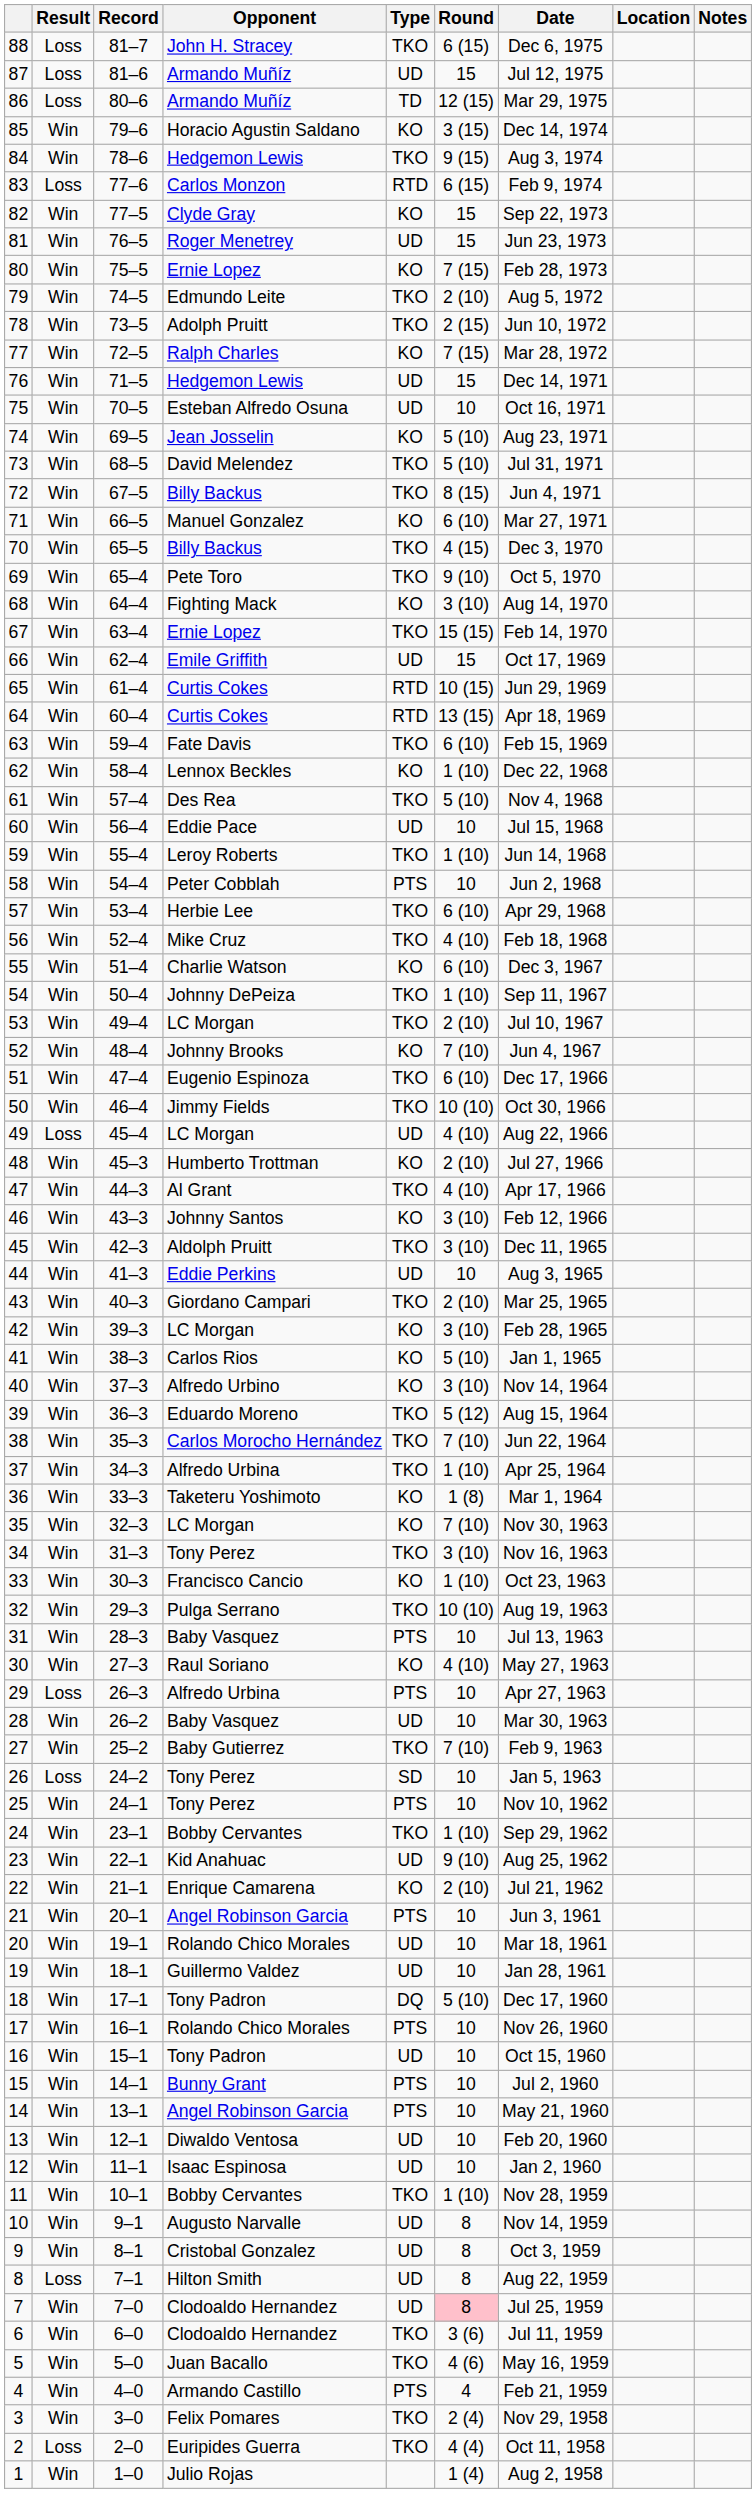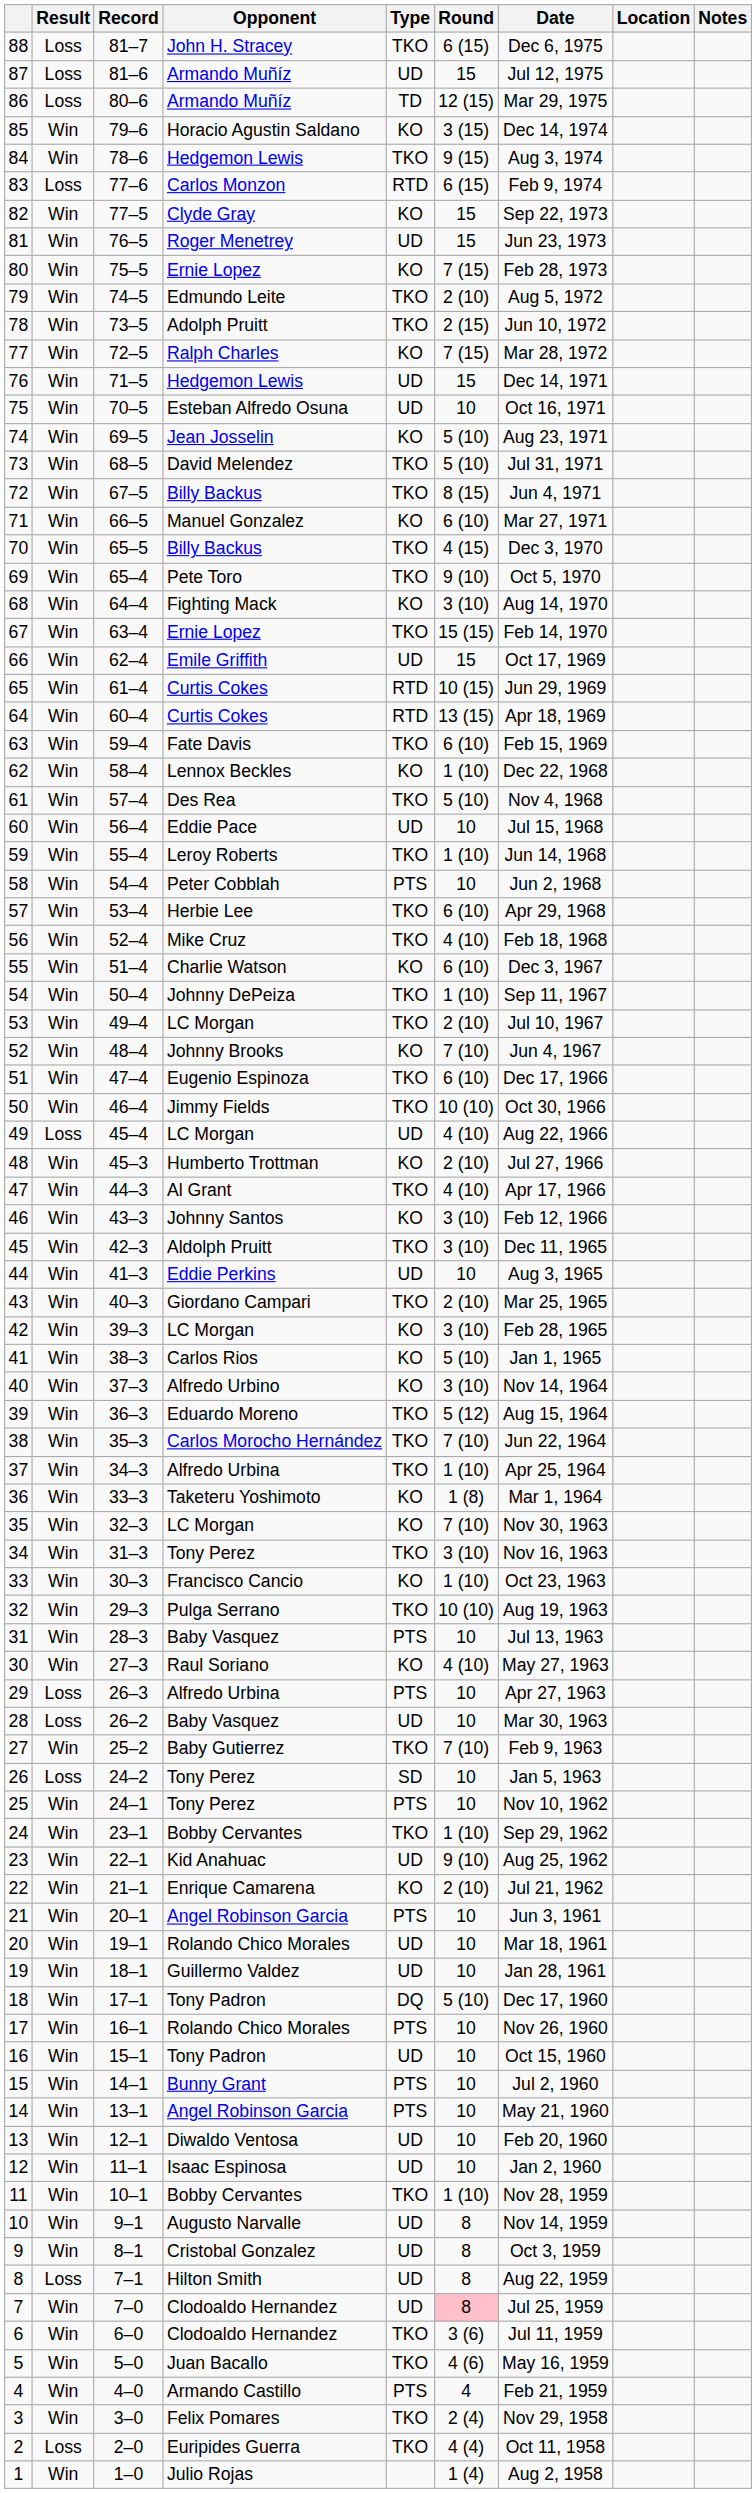(63, 1721) Win -> (63, 1721) Loss
